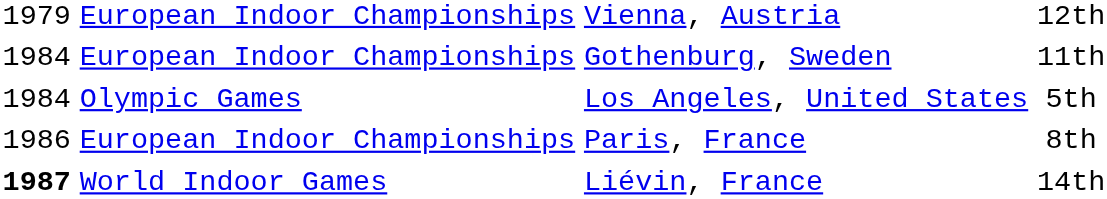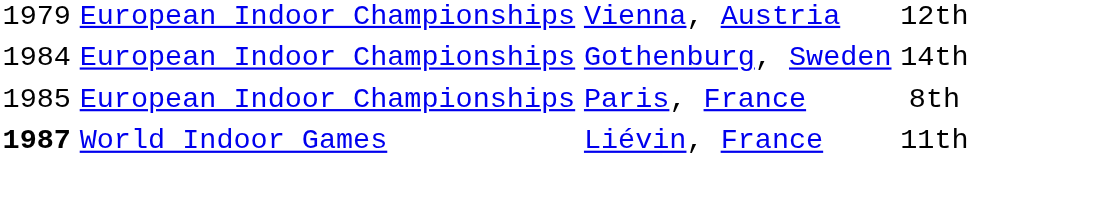(1071, 58) 11th -> (934, 58) 14th
- row: (806, 99)
(37, 141) 1986 -> (37, 99) 1985
(1071, 182) 14th -> (934, 141) 11th
